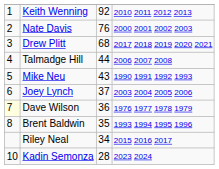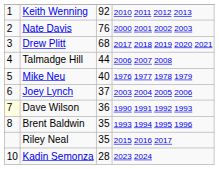(104, 76) 43 -> (104, 76) 40
(153, 76) 1990 1991 1992 1993 -> (153, 76) 1976 1977 1978 1979
(153, 108) 1976 1977 1978 1979 -> (153, 108) 1990 1991 1992 1993
(104, 140) 34 -> (104, 140) 35
